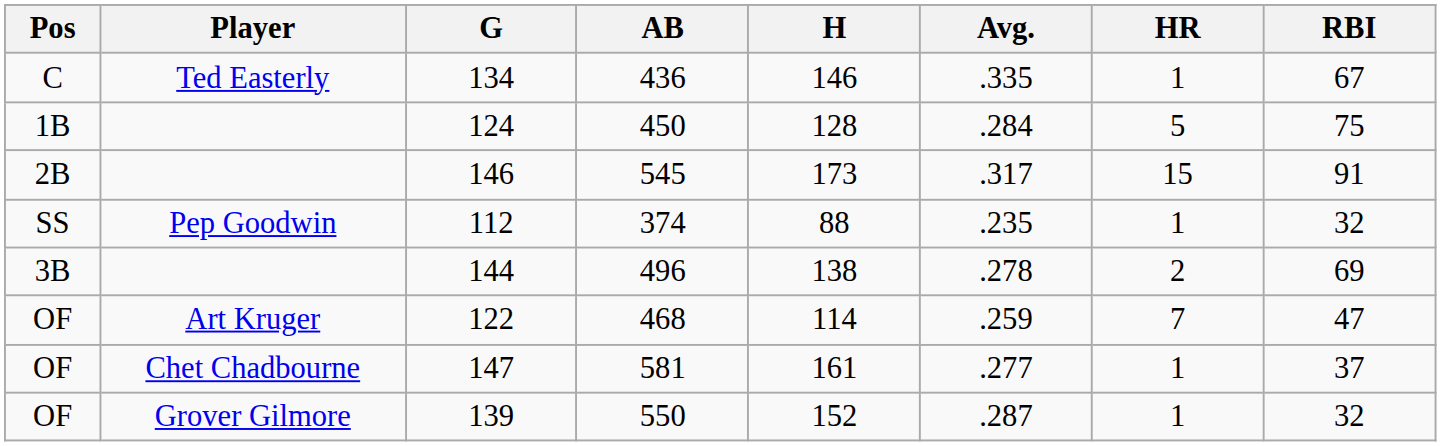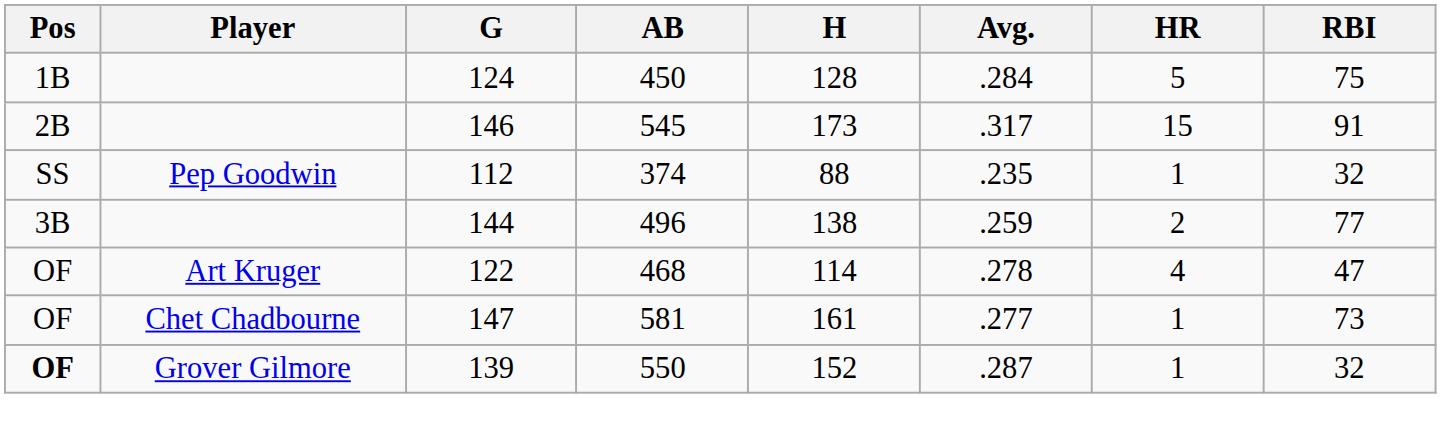- row: (491, 77)
(1006, 271) .278 -> (1006, 222) .259
(1349, 271) 69 -> (1349, 222) 77
(1006, 319) .259 -> (1006, 271) .278
(1178, 319) 7 -> (1178, 271) 4
(1349, 367) 37 -> (1349, 319) 73
(53, 416) normal -> (53, 367) bold
